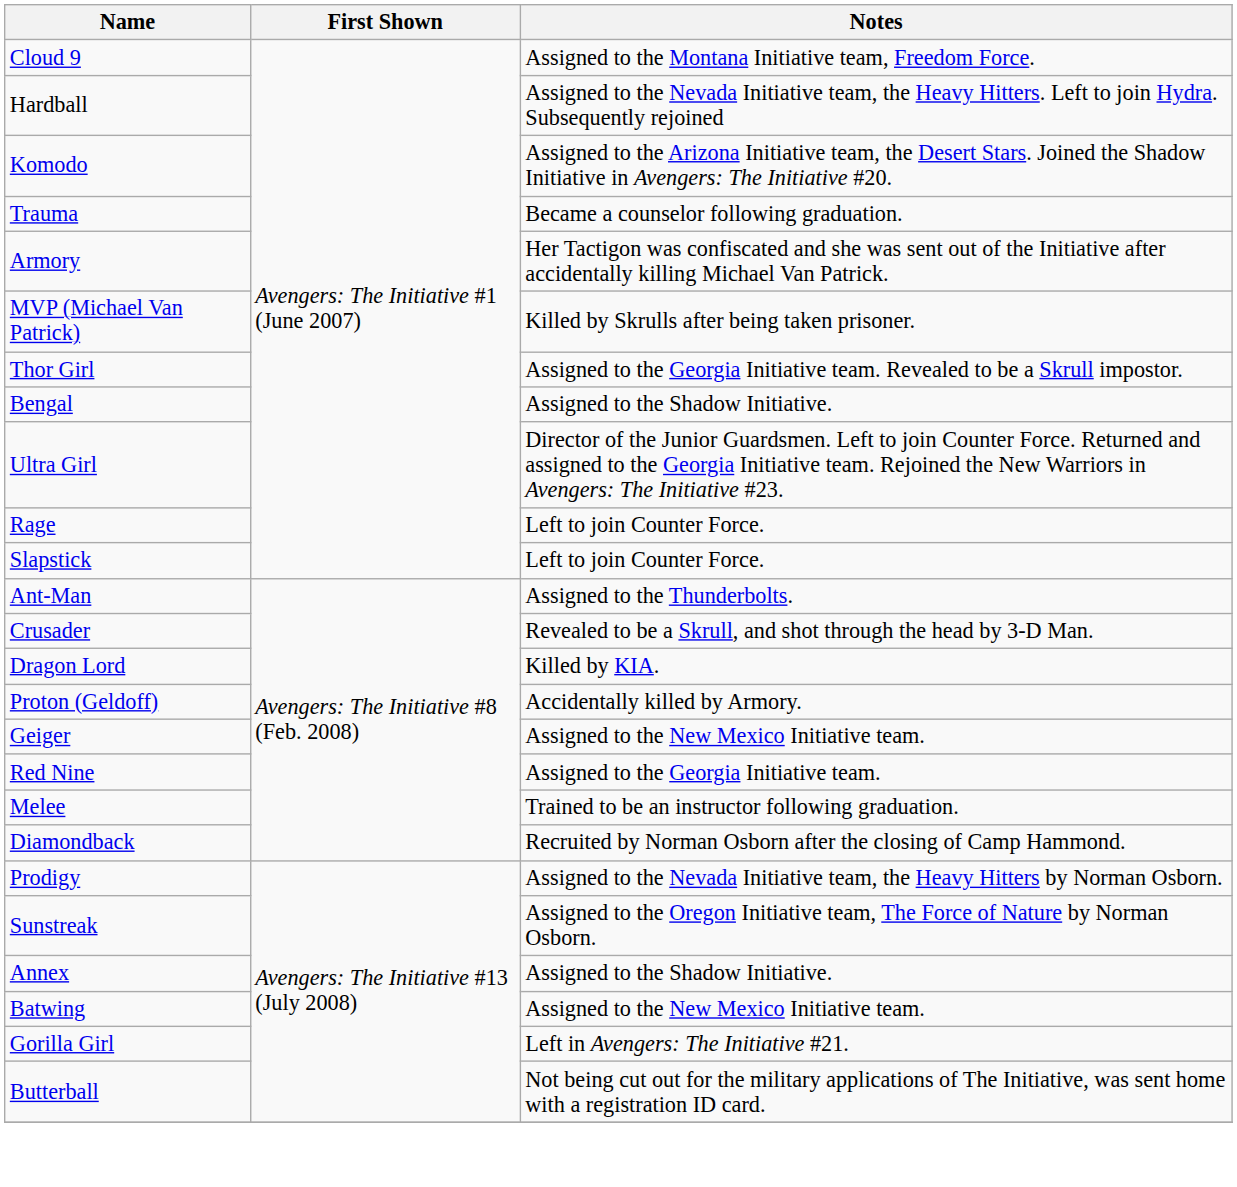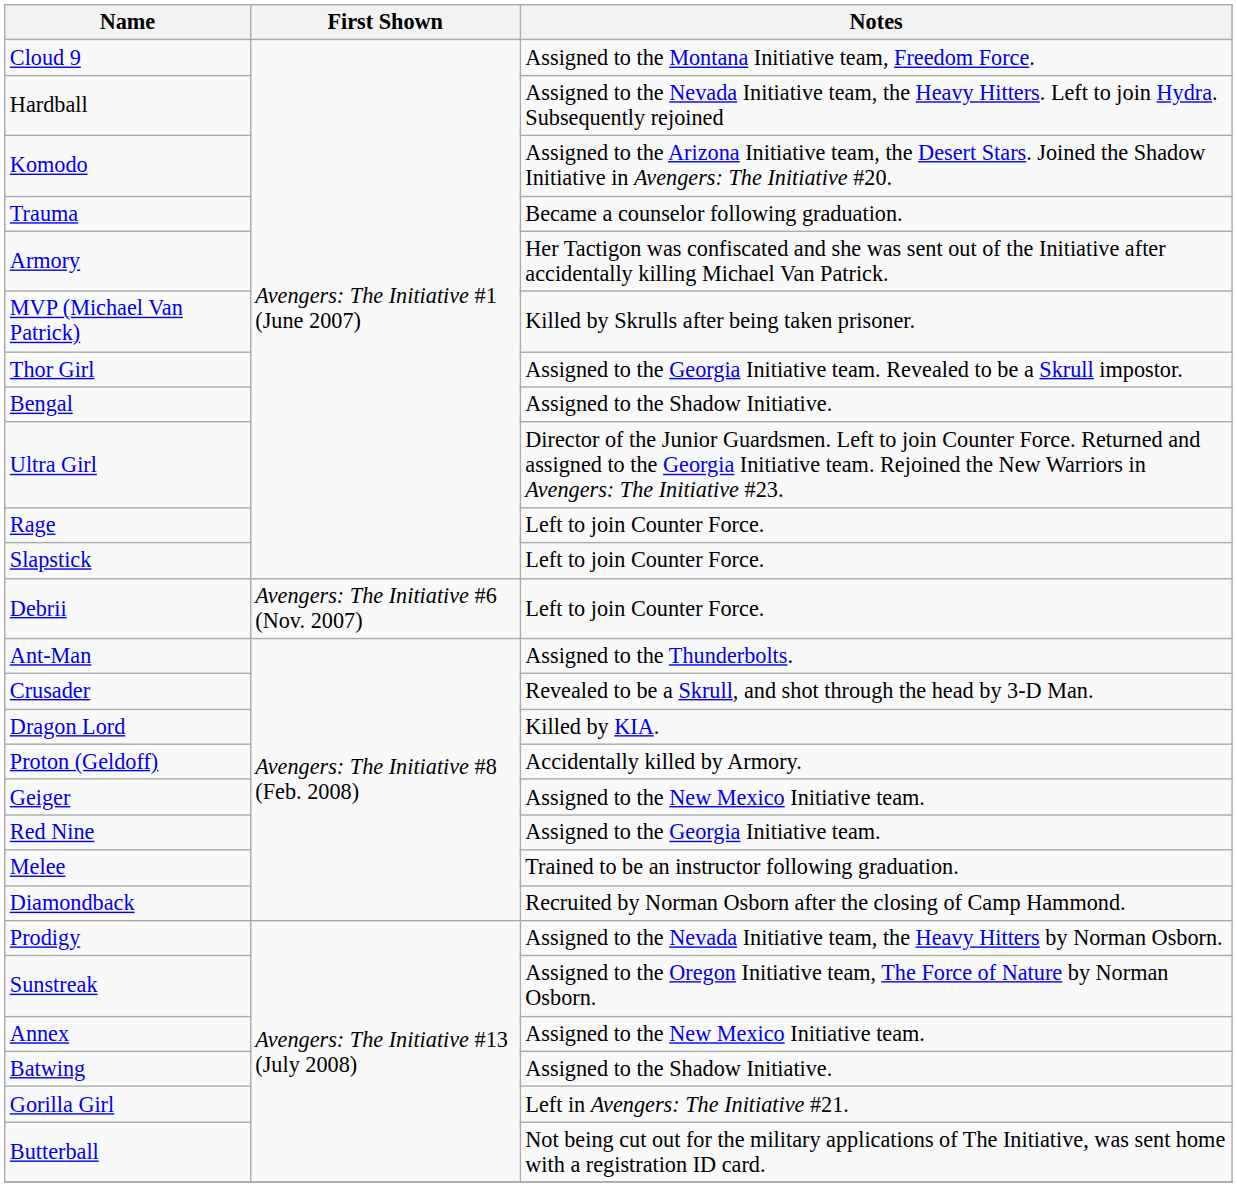+ row: (38, 608)
(679, 973) Assigned to the Shadow Initiative. -> (725, 1033) Assigned to the New Mexico Initiative team.
(725, 1008) Assigned to the New Mexico Initiative team. -> (679, 1068) Assigned to the Shadow Initiative.
